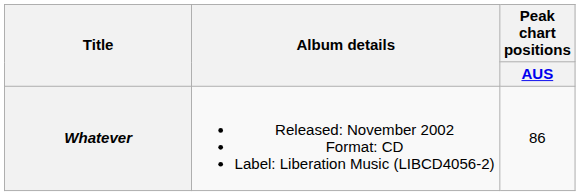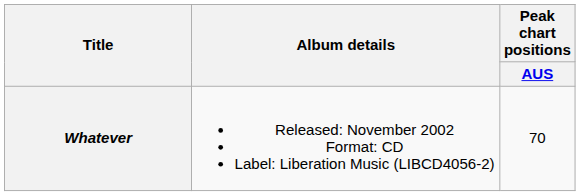(537, 138) 86 -> (537, 138) 70
